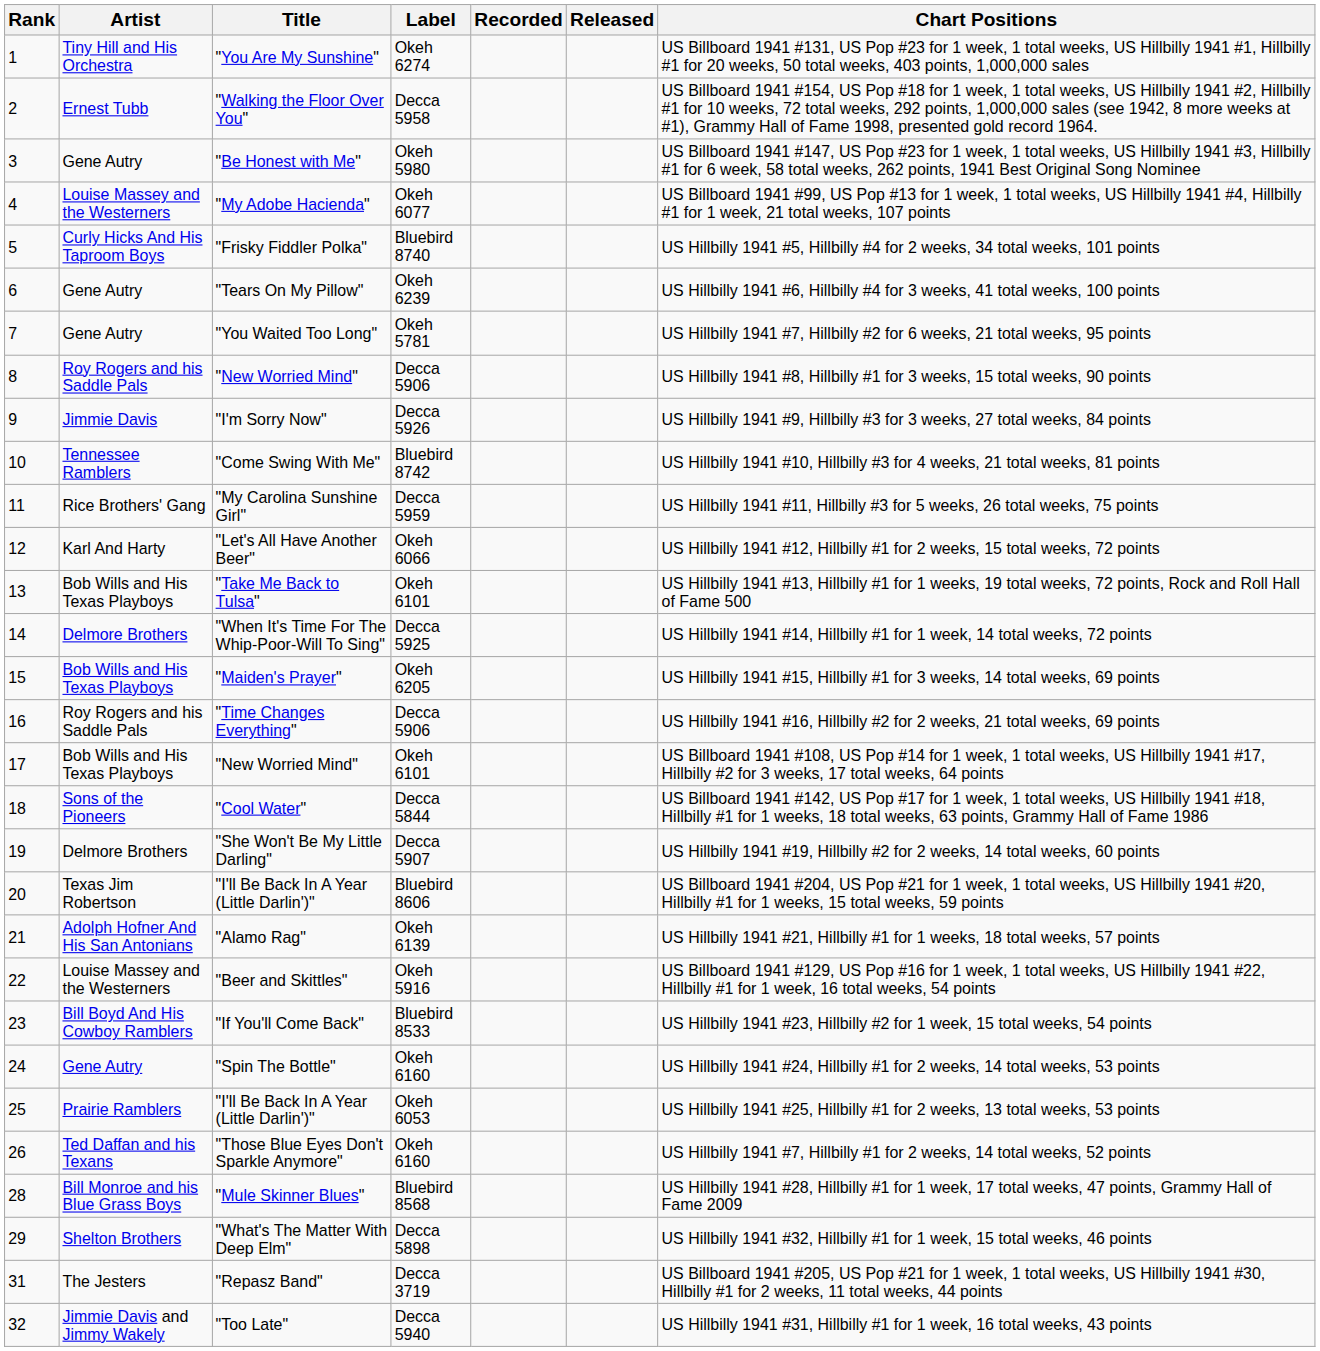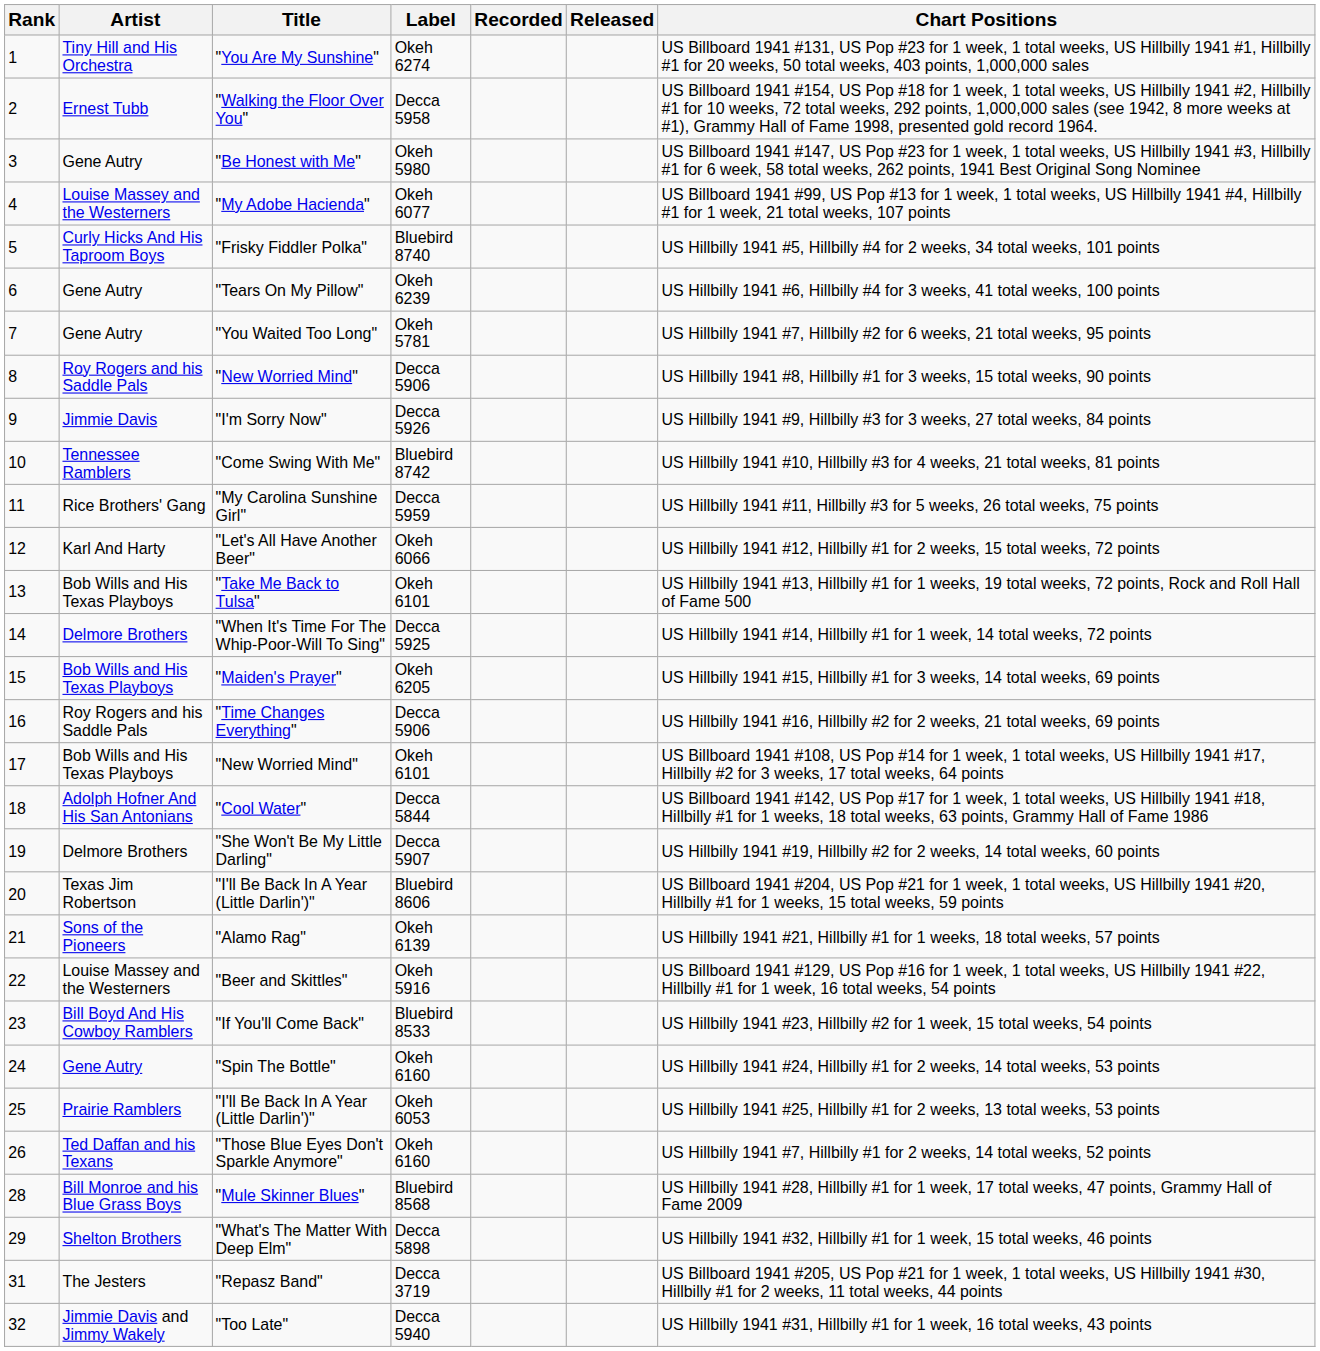(103, 808) Sons of the Pioneers -> (129, 808) Adolph Hofner And His San Antonians
(129, 937) Adolph Hofner And His San Antonians -> (103, 937) Sons of the Pioneers
